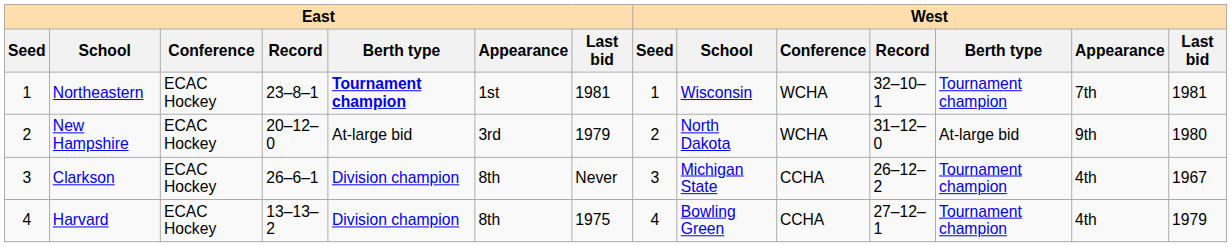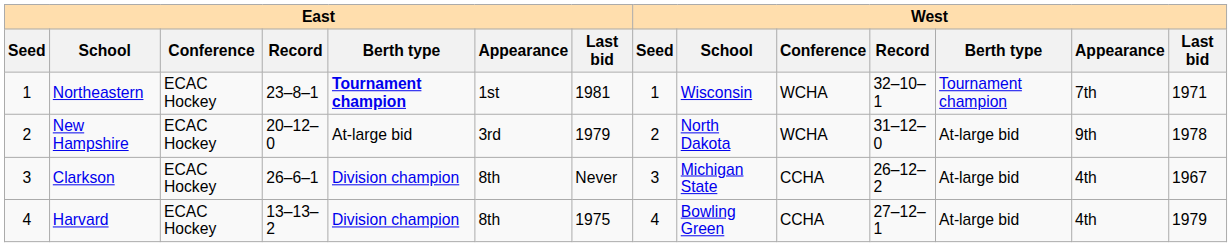(1189, 93) 1981 -> (1189, 93) 1971
(1189, 135) 1980 -> (1189, 135) 1978
(980, 178) Tournament champion -> (979, 178) At-large bid
(980, 220) Tournament champion -> (979, 220) At-large bid
